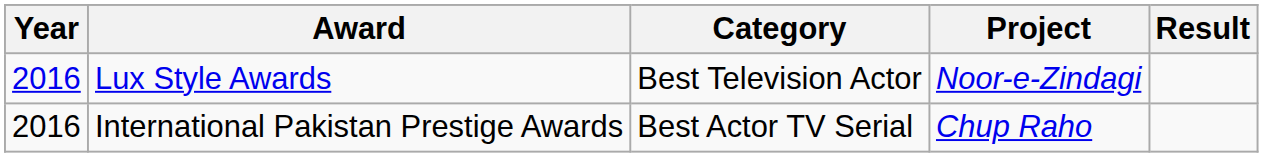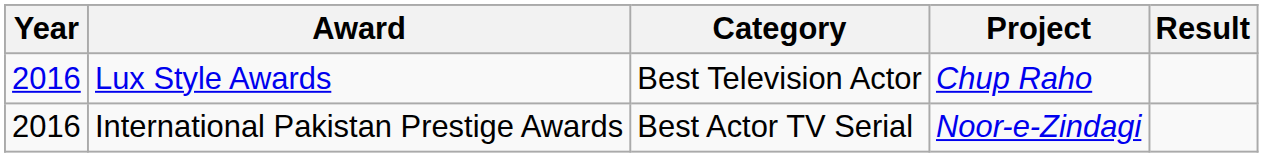(1039, 77) Noor-e-Zindagi -> (1014, 77) Chup Raho
(1014, 126) Chup Raho -> (1039, 126) Noor-e-Zindagi
